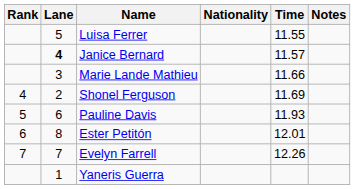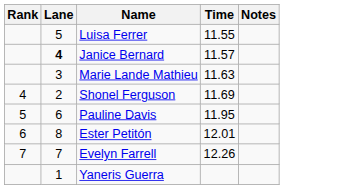- column: (236, 15)
(290, 75) 11.66 -> (219, 75) 11.63
(290, 114) 11.93 -> (219, 114) 11.95
